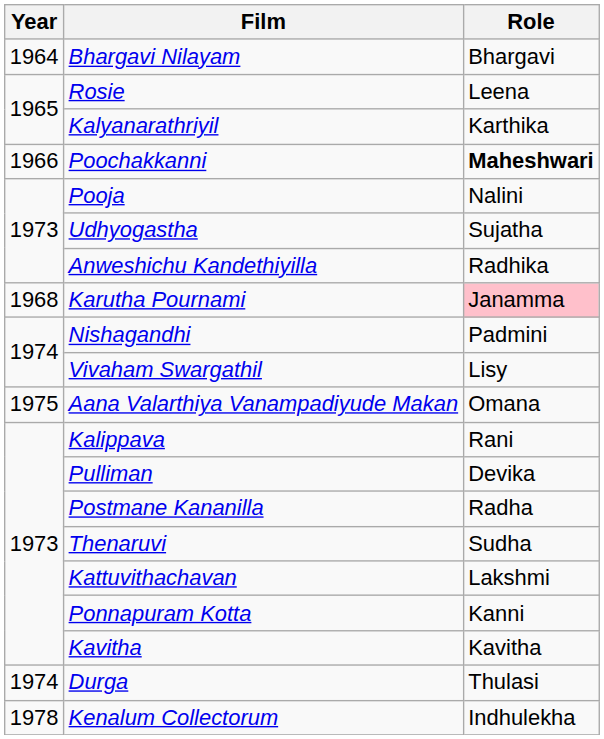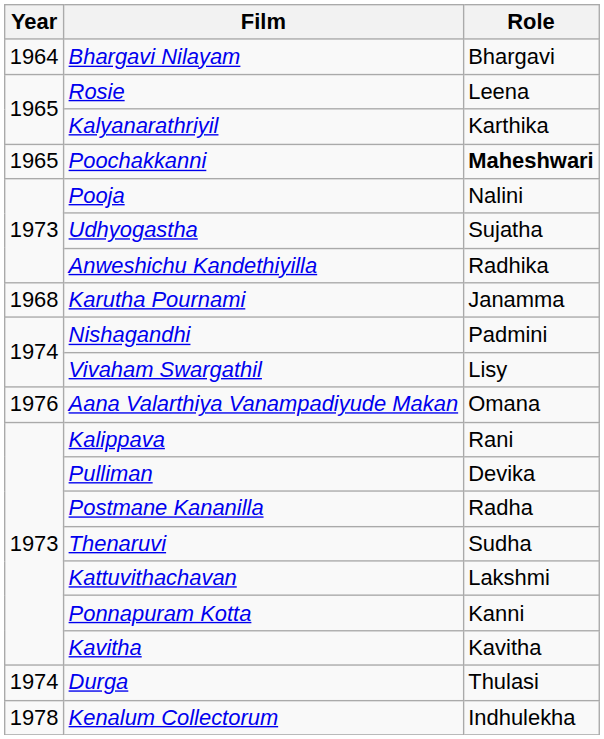(34, 160) 1966 -> (34, 160) 1965
(516, 299) pink background -> (516, 299) no background
(34, 404) 1975 -> (34, 404) 1976
